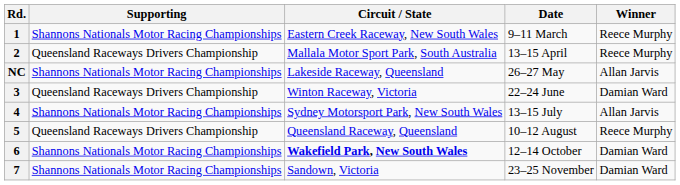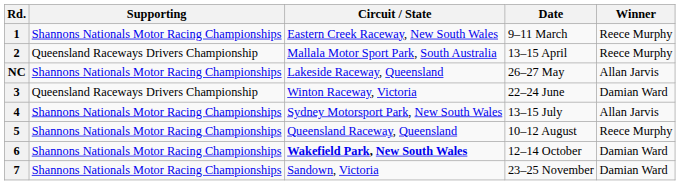(145, 131) Queensland Raceways Drivers Championship -> (157, 131) Shannons Nationals Motor Racing Championships
